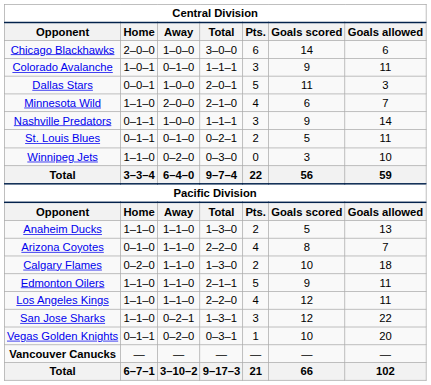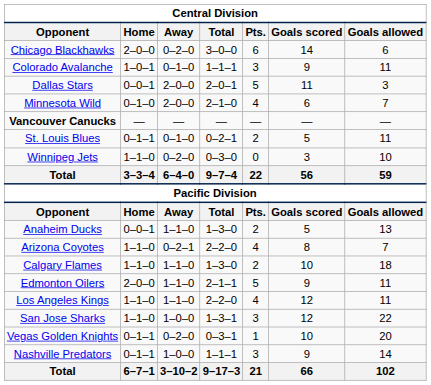(179, 50) 1–0–0 -> (179, 50) 0–2–0
(179, 85) 1–0–0 -> (179, 85) 2–0–0
(139, 103) 1–1–0 -> (139, 103) 0–1–0
rows swapped: (63, 121) <-> (63, 354)
(139, 229) 1–1–0 -> (139, 229) 0–0–1
(139, 247) 0–1–0 -> (139, 247) 1–1–0
(179, 247) 1–1–0 -> (179, 247) 0–2–1
(139, 265) 0–2–0 -> (139, 265) 1–1–0
(139, 283) 1–1–0 -> (139, 283) 2–0–0
(179, 318) 0–2–1 -> (179, 318) 1–0–0
